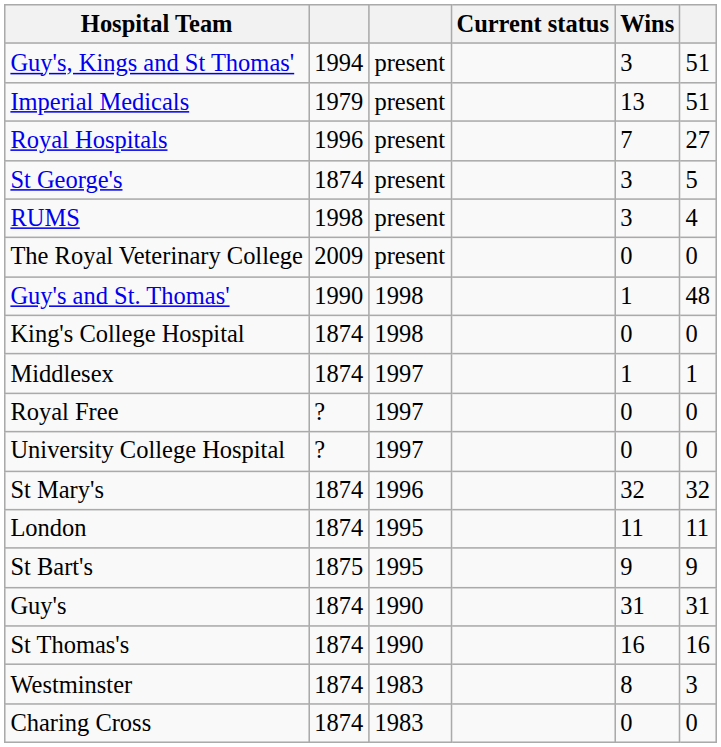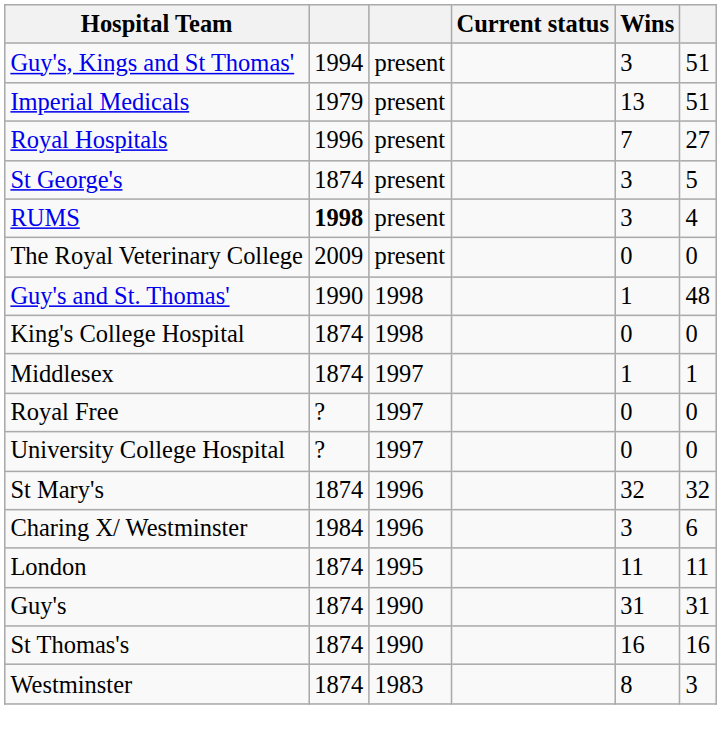(339, 218) normal -> (339, 218) bold
+ row: (129, 528)
- row: (52, 567)
- row: (81, 722)
